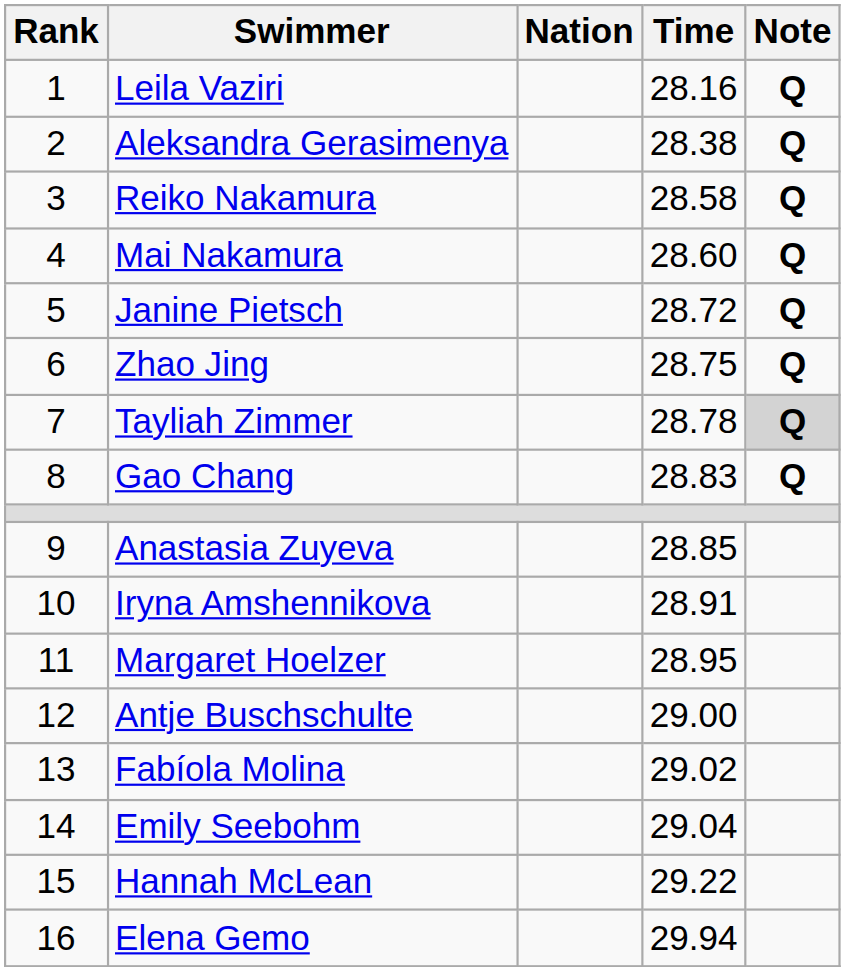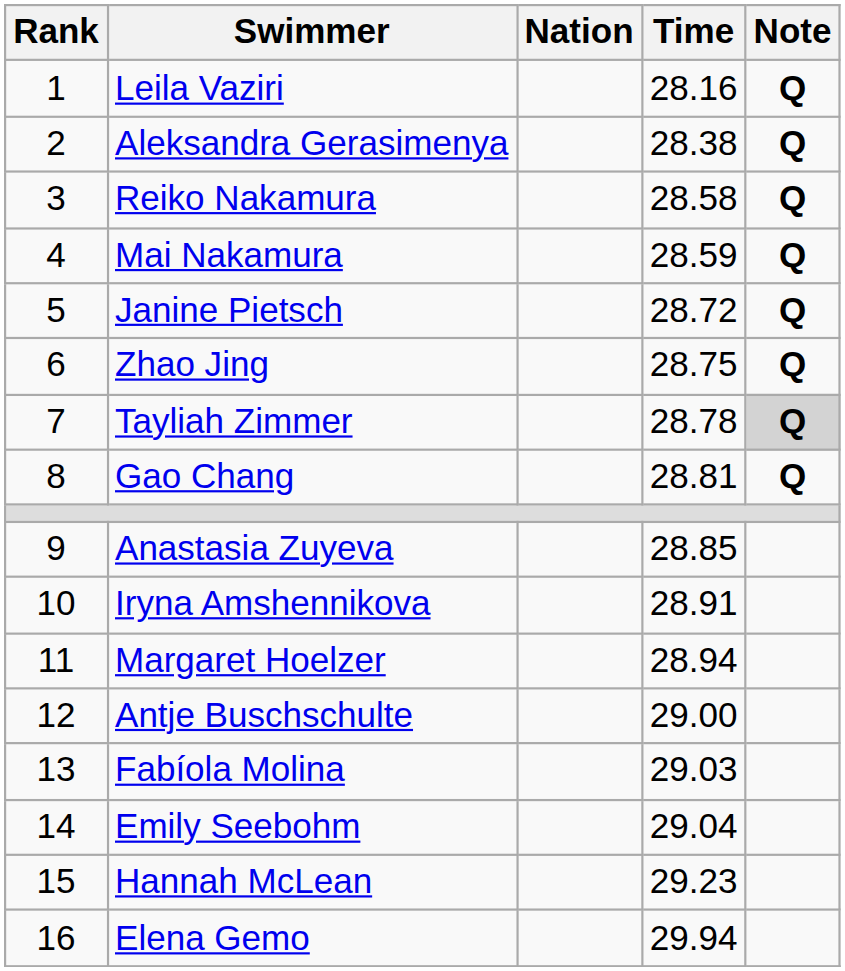(694, 254) 28.60 -> (694, 254) 28.59
(694, 476) 28.83 -> (694, 476) 28.81
(694, 659) 28.95 -> (694, 659) 28.94
(694, 770) 29.02 -> (694, 770) 29.03
(694, 882) 29.22 -> (694, 882) 29.23
